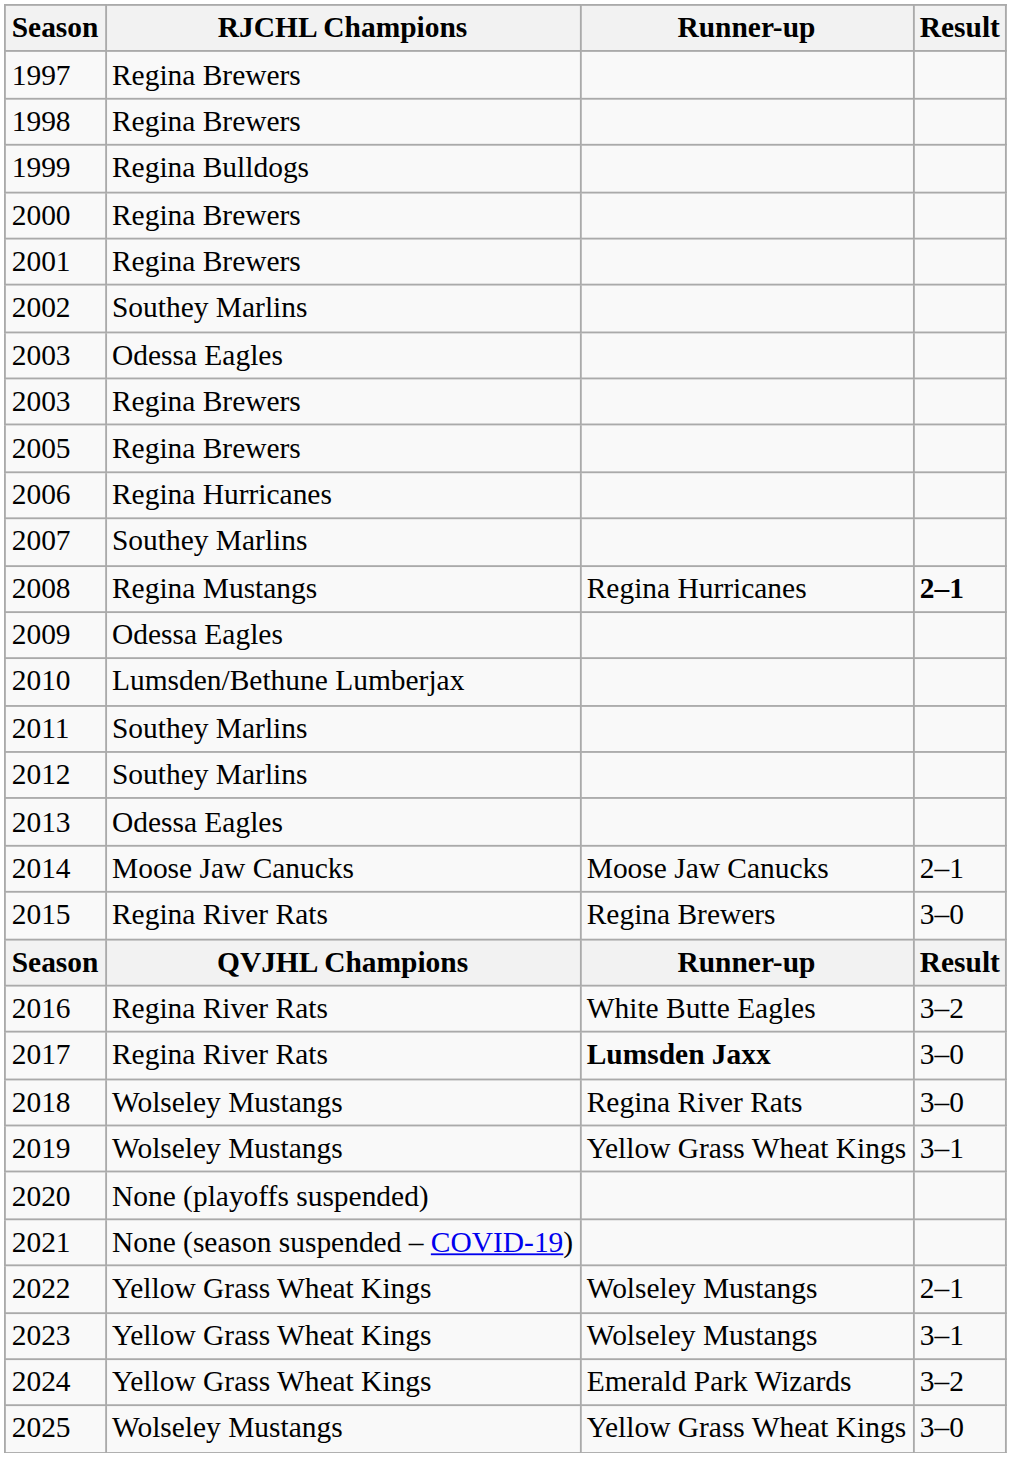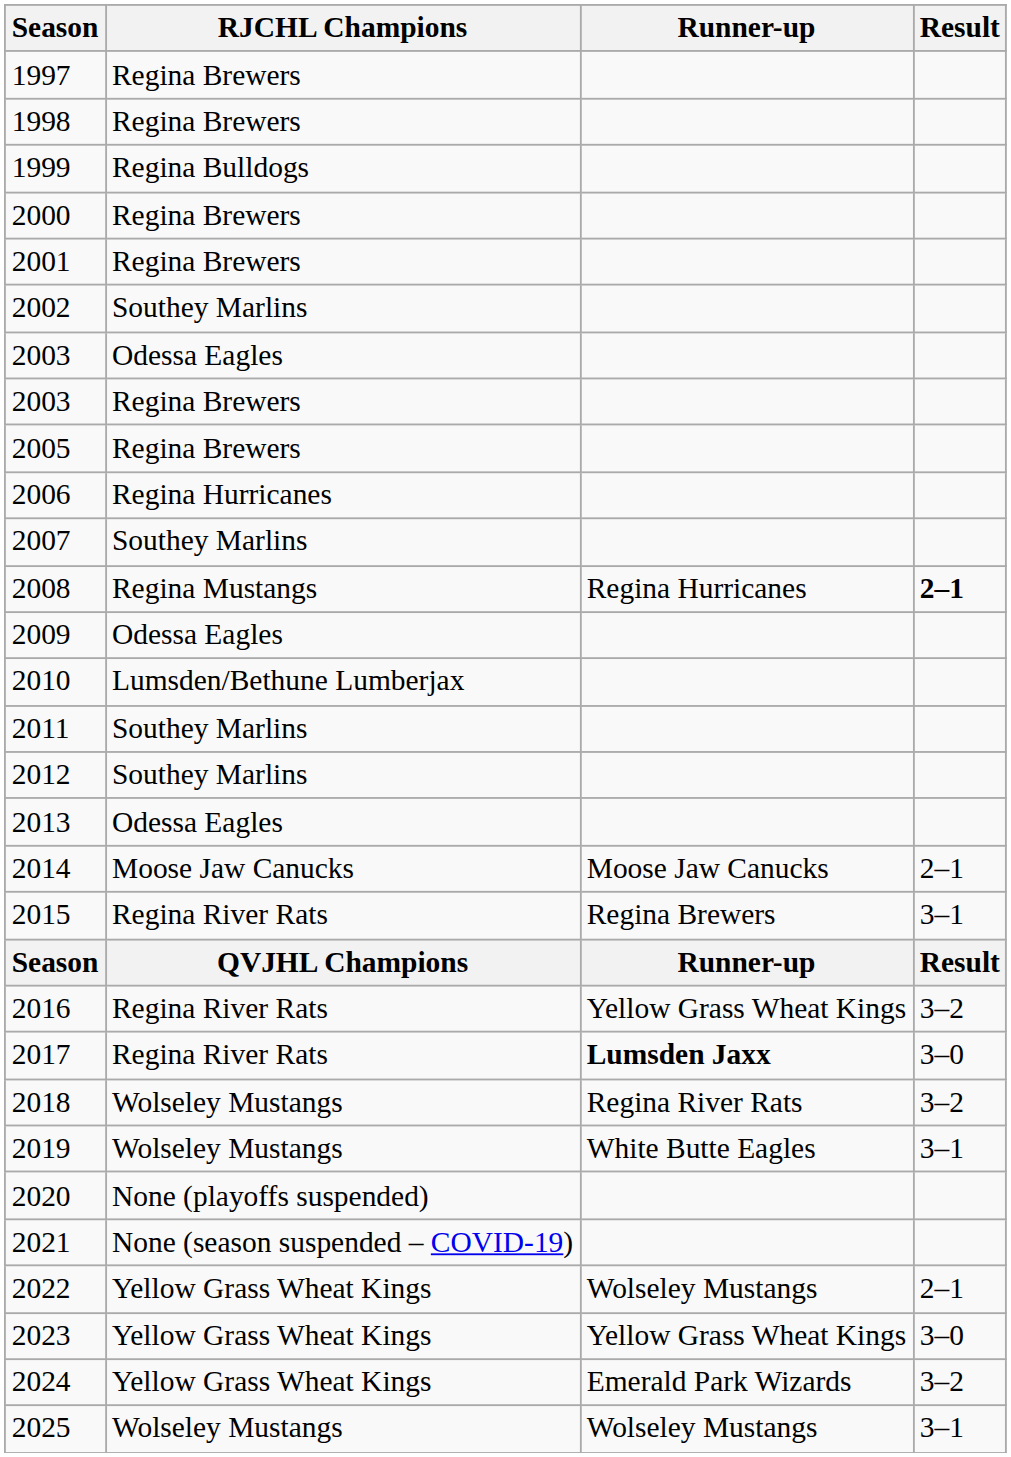(942, 914) 3–0 -> (942, 914) 3–1
(701, 1008) White Butte Eagles -> (746, 1008) Yellow Grass Wheat Kings
(942, 1101) 3–0 -> (942, 1101) 3–2
(746, 1148) Yellow Grass Wheat Kings -> (701, 1148) White Butte Eagles
(702, 1335) Wolseley Mustangs -> (746, 1335) Yellow Grass Wheat Kings
(942, 1335) 3–1 -> (942, 1335) 3–0
(746, 1428) Yellow Grass Wheat Kings -> (702, 1428) Wolseley Mustangs
(942, 1428) 3–0 -> (942, 1428) 3–1
